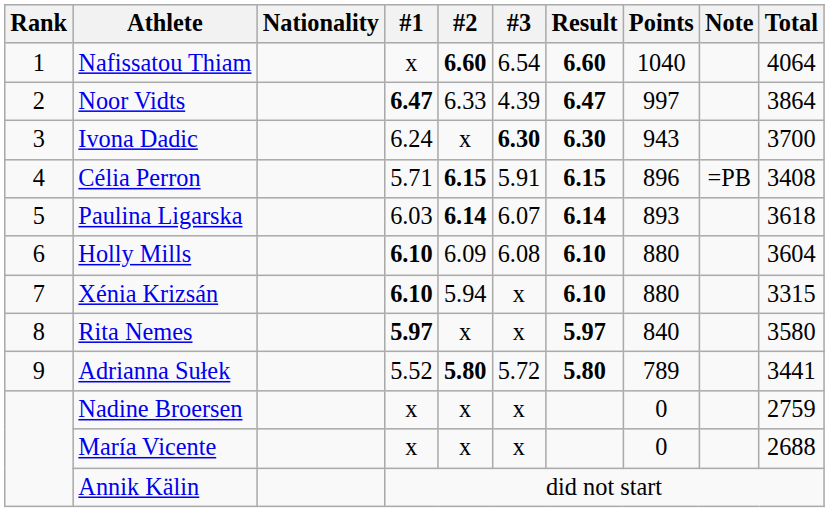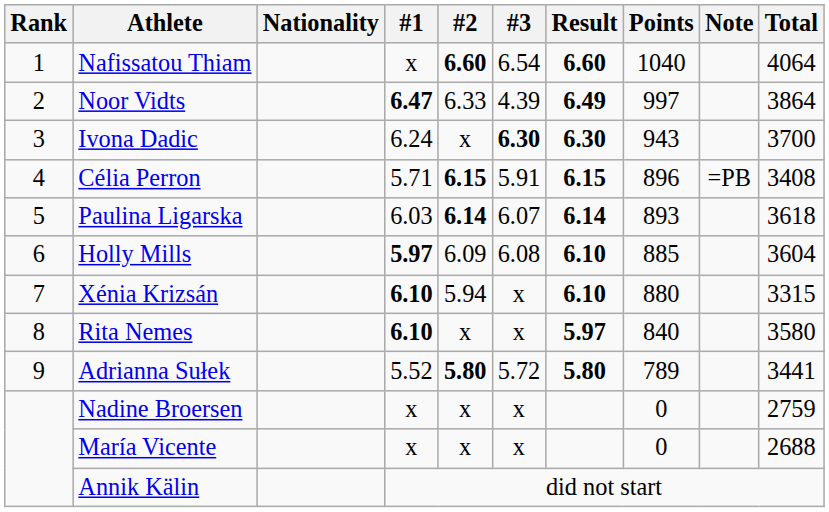(585, 100) 6.47 -> (585, 100) 6.49
(411, 255) 6.10 -> (411, 255) 5.97
(661, 255) 880 -> (661, 255) 885
(411, 332) 5.97 -> (411, 332) 6.10
